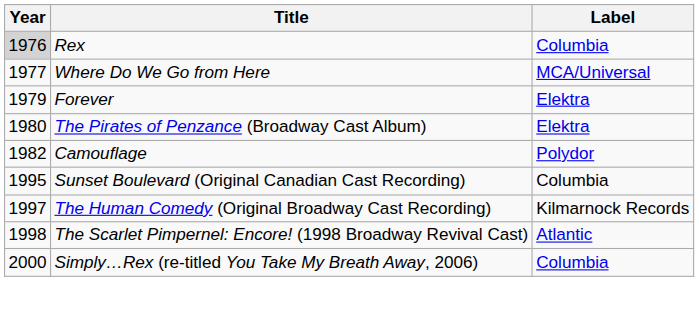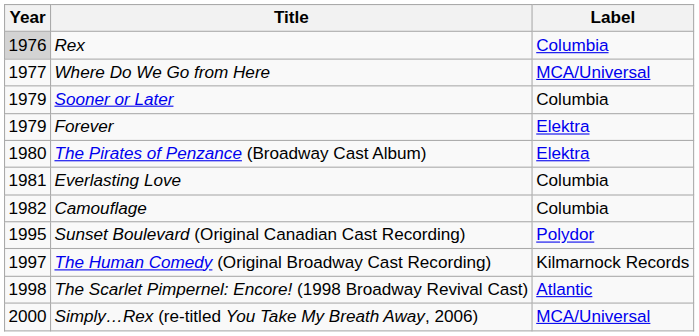+ row: (114, 99)
+ row: (118, 180)
(565, 153) Polydor -> (572, 208) Columbia
(572, 180) Columbia -> (565, 235) Polydor
(572, 262) Columbia -> (593, 316) MCA/Universal
